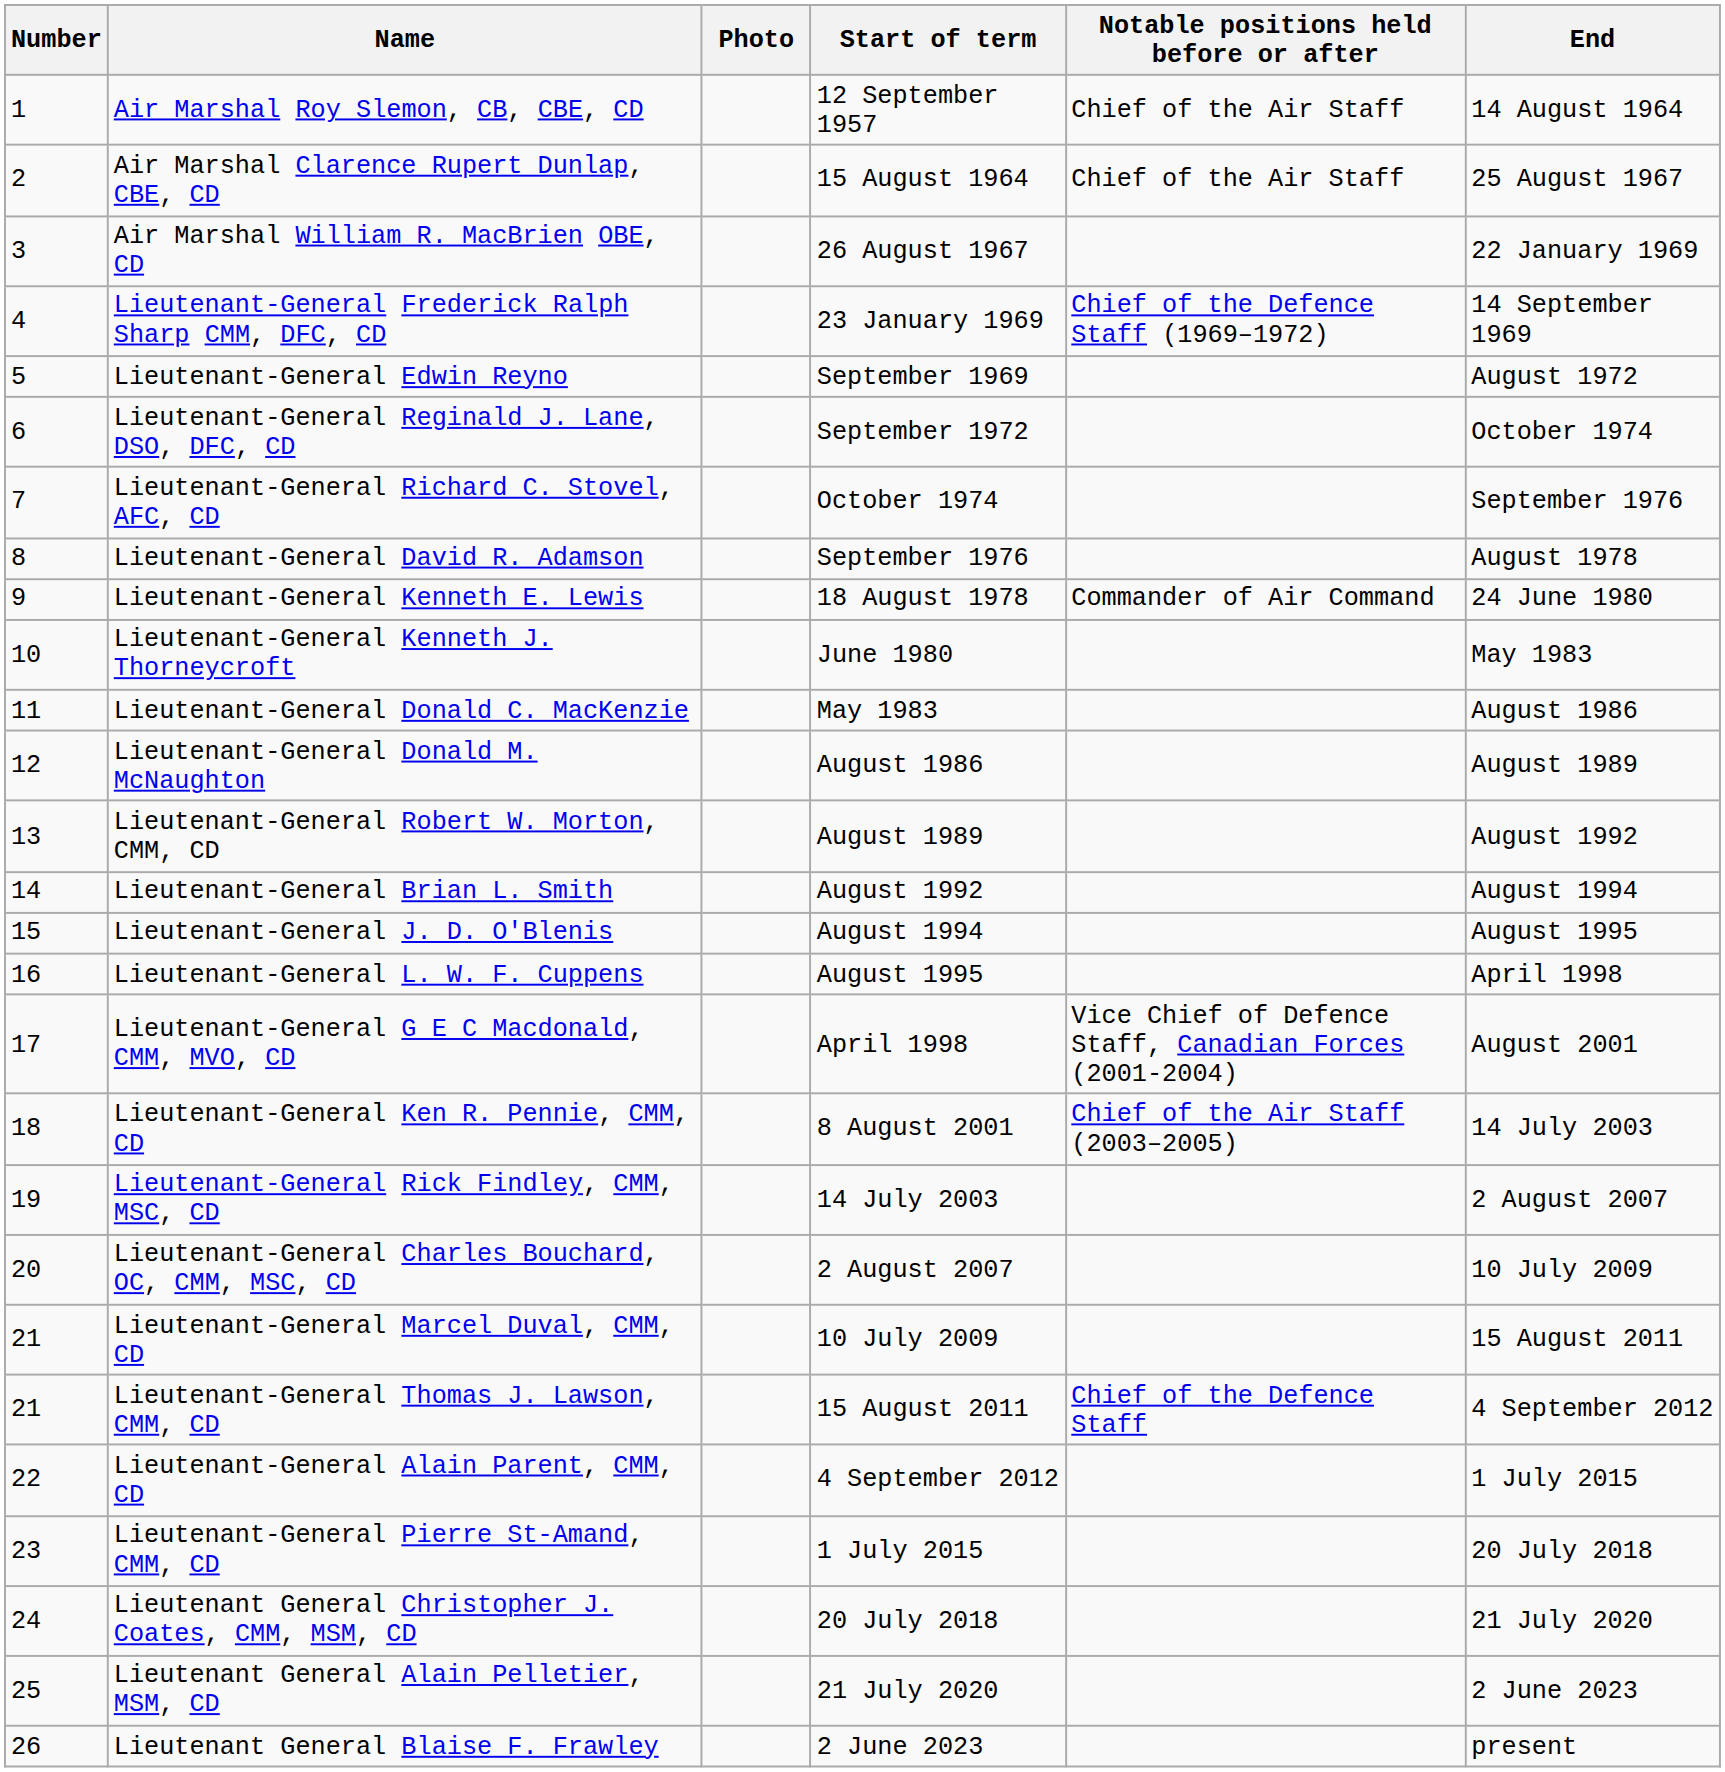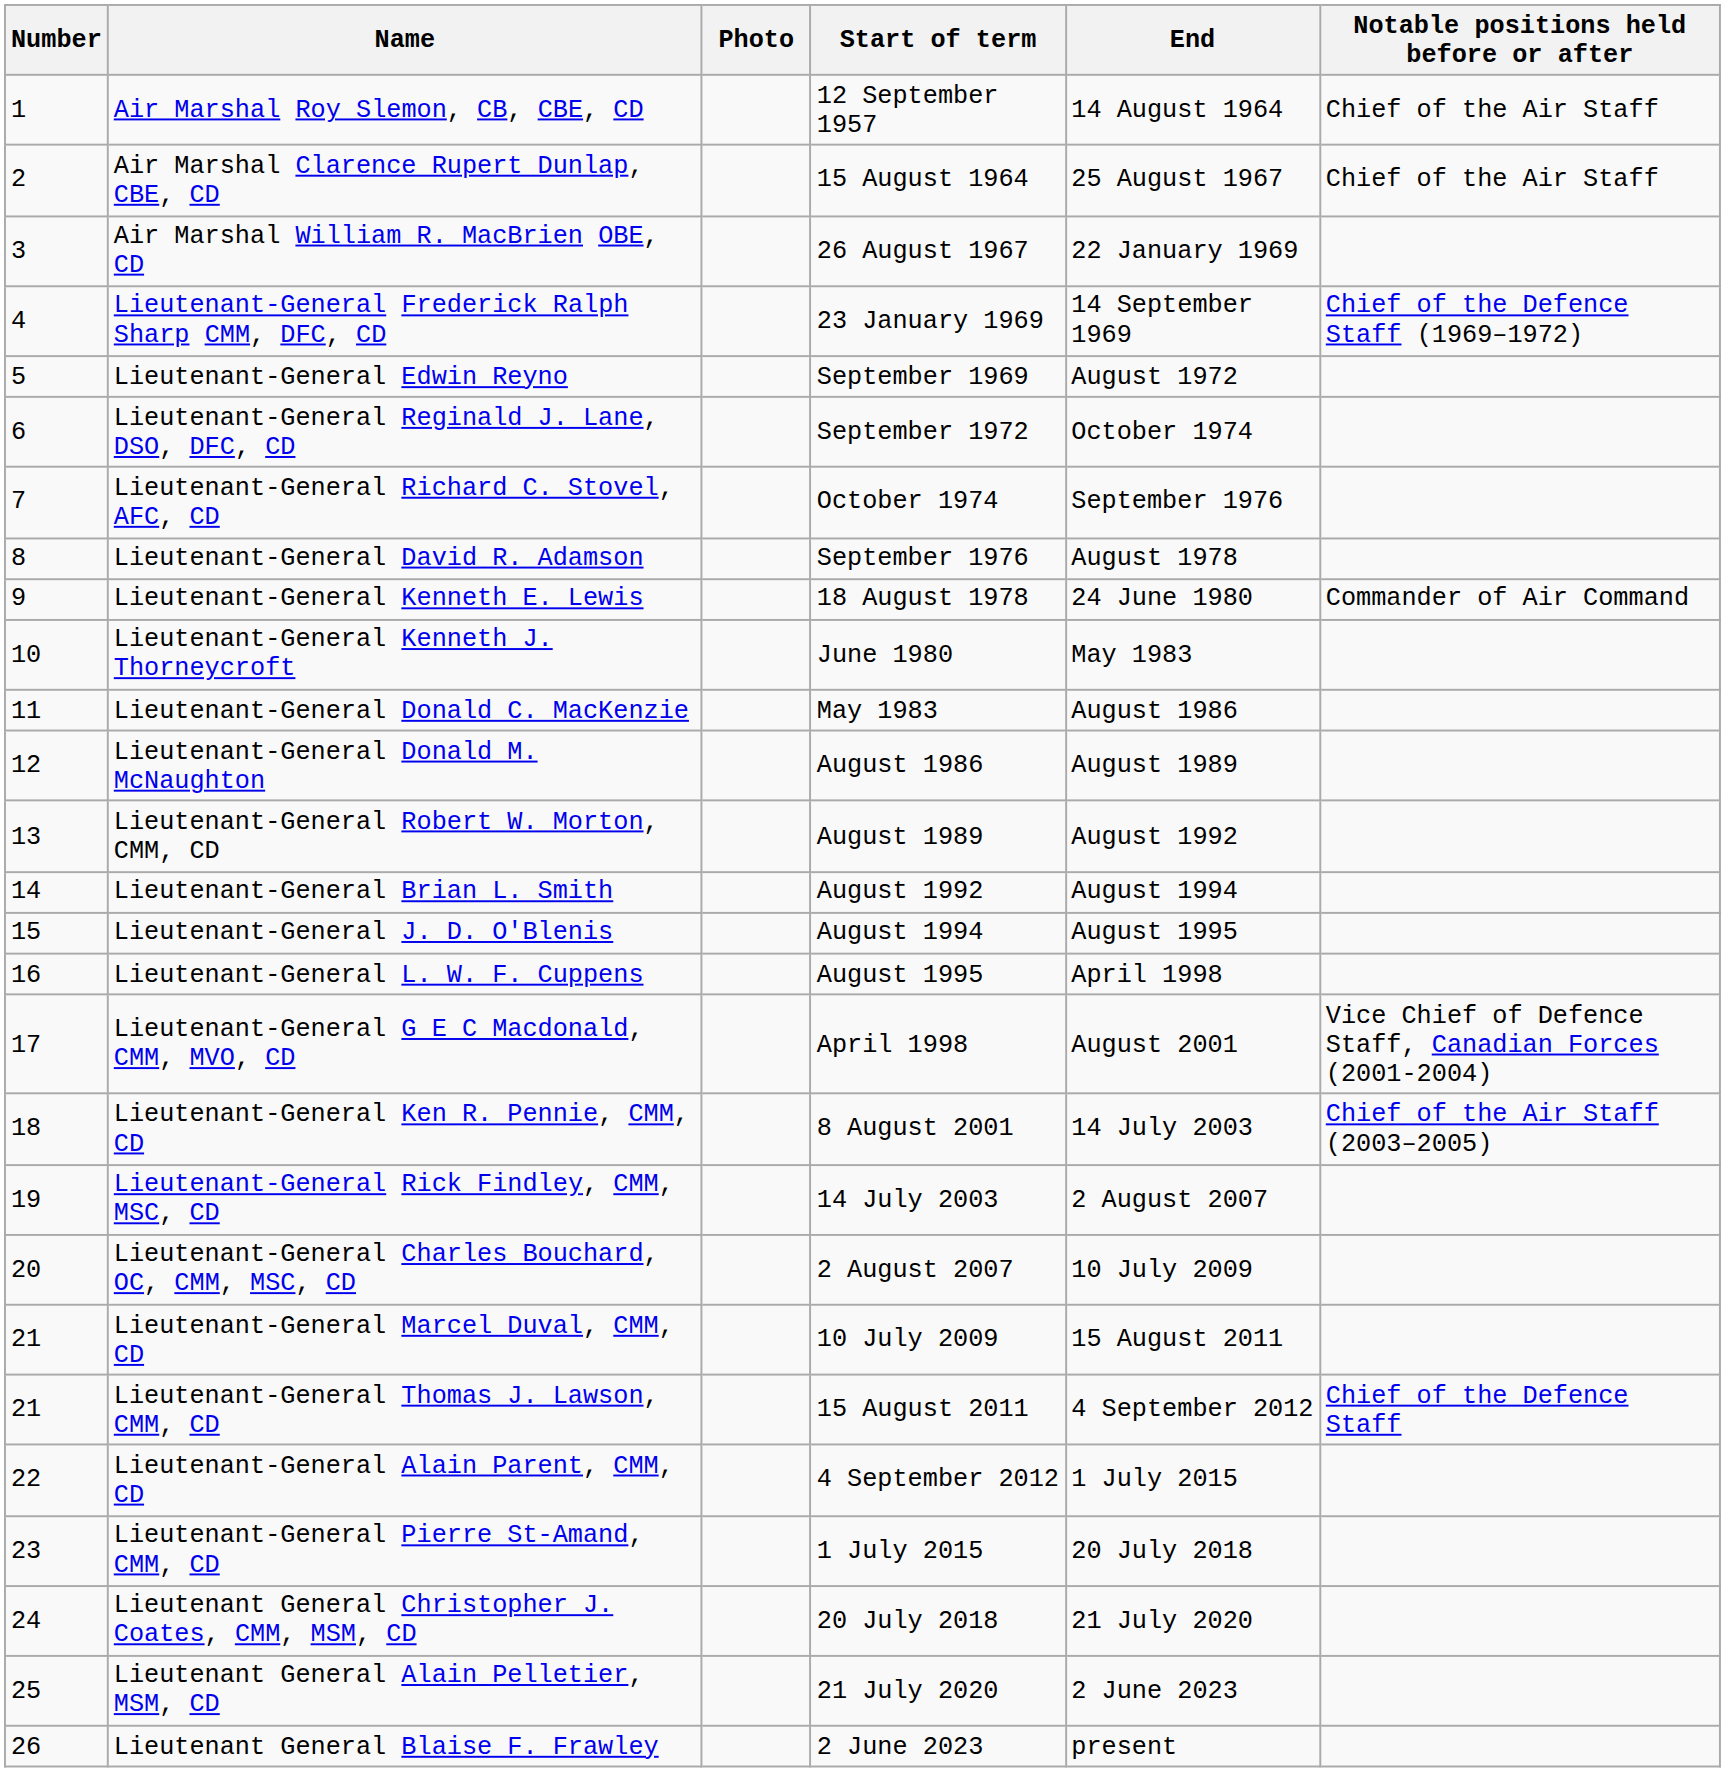columns swapped: (1593, 40) <-> (1265, 40)
